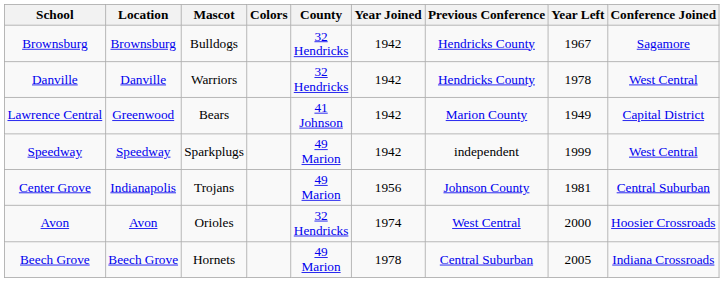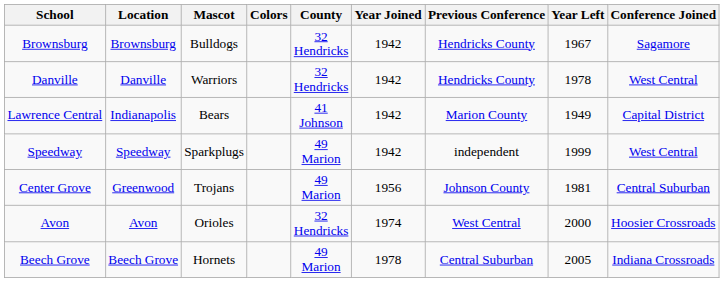(143, 115) Greenwood -> (143, 115) Indianapolis
(143, 187) Indianapolis -> (143, 187) Greenwood
